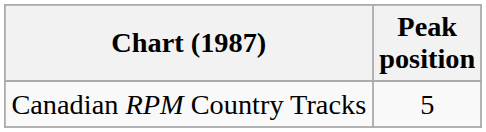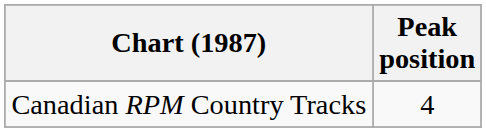(427, 103) 5 -> (427, 103) 4
